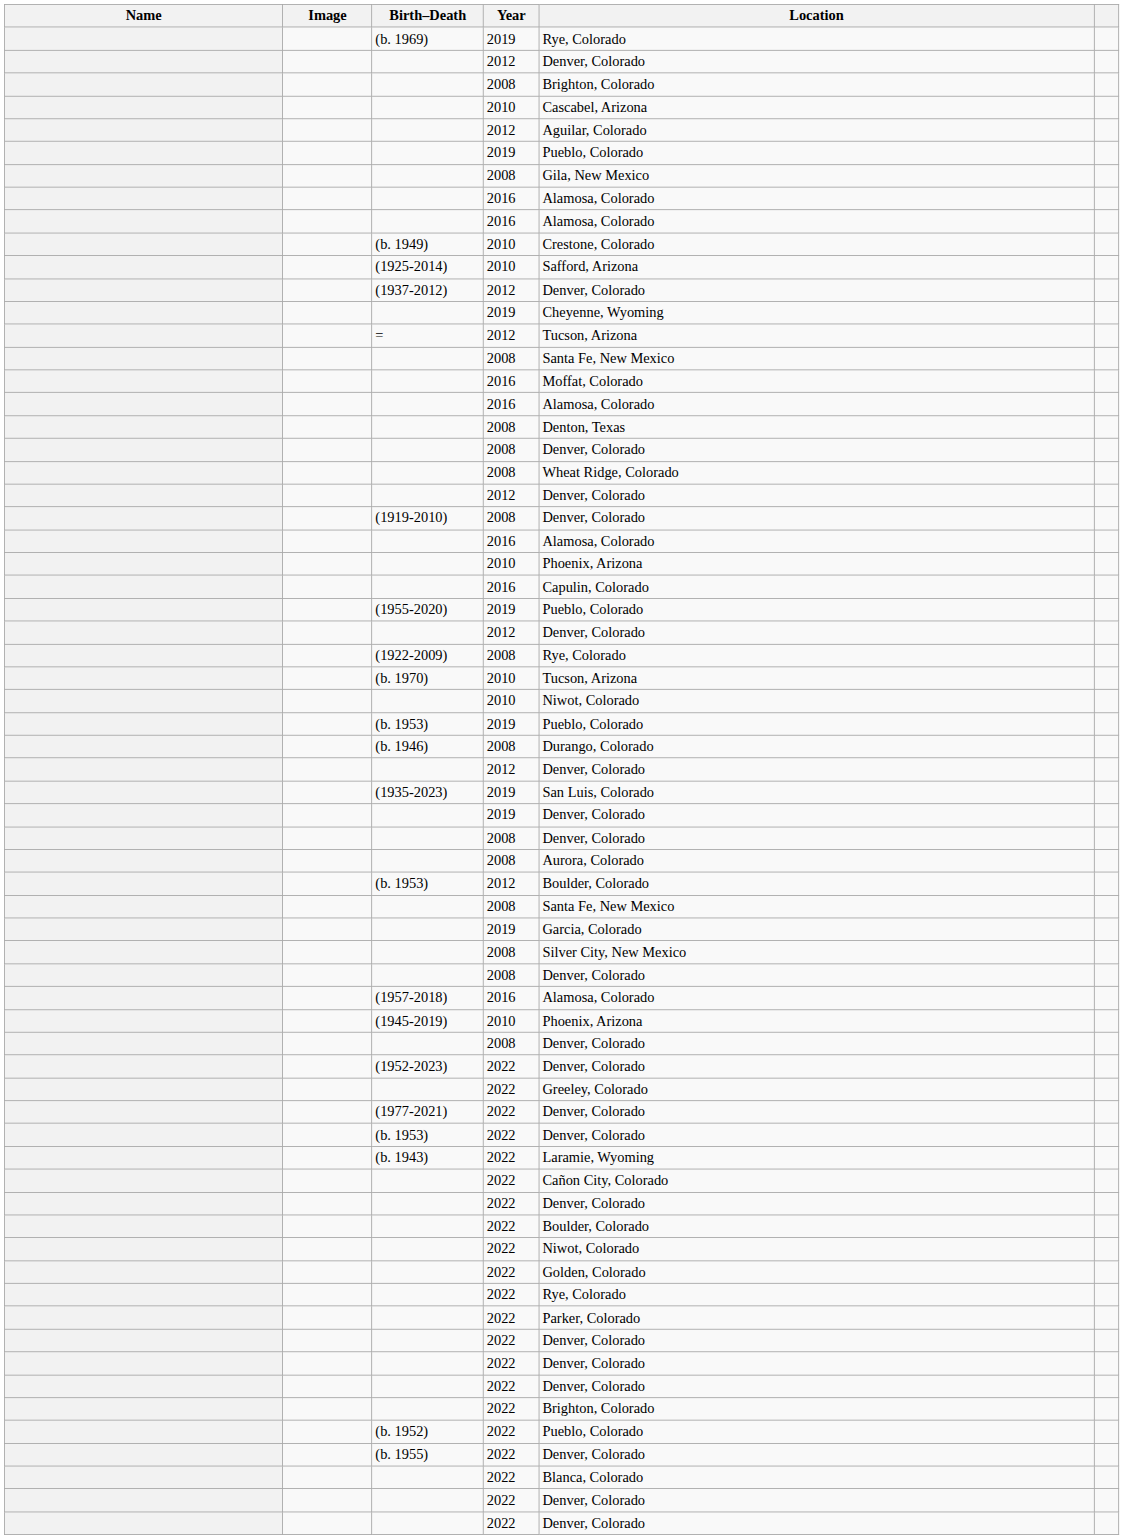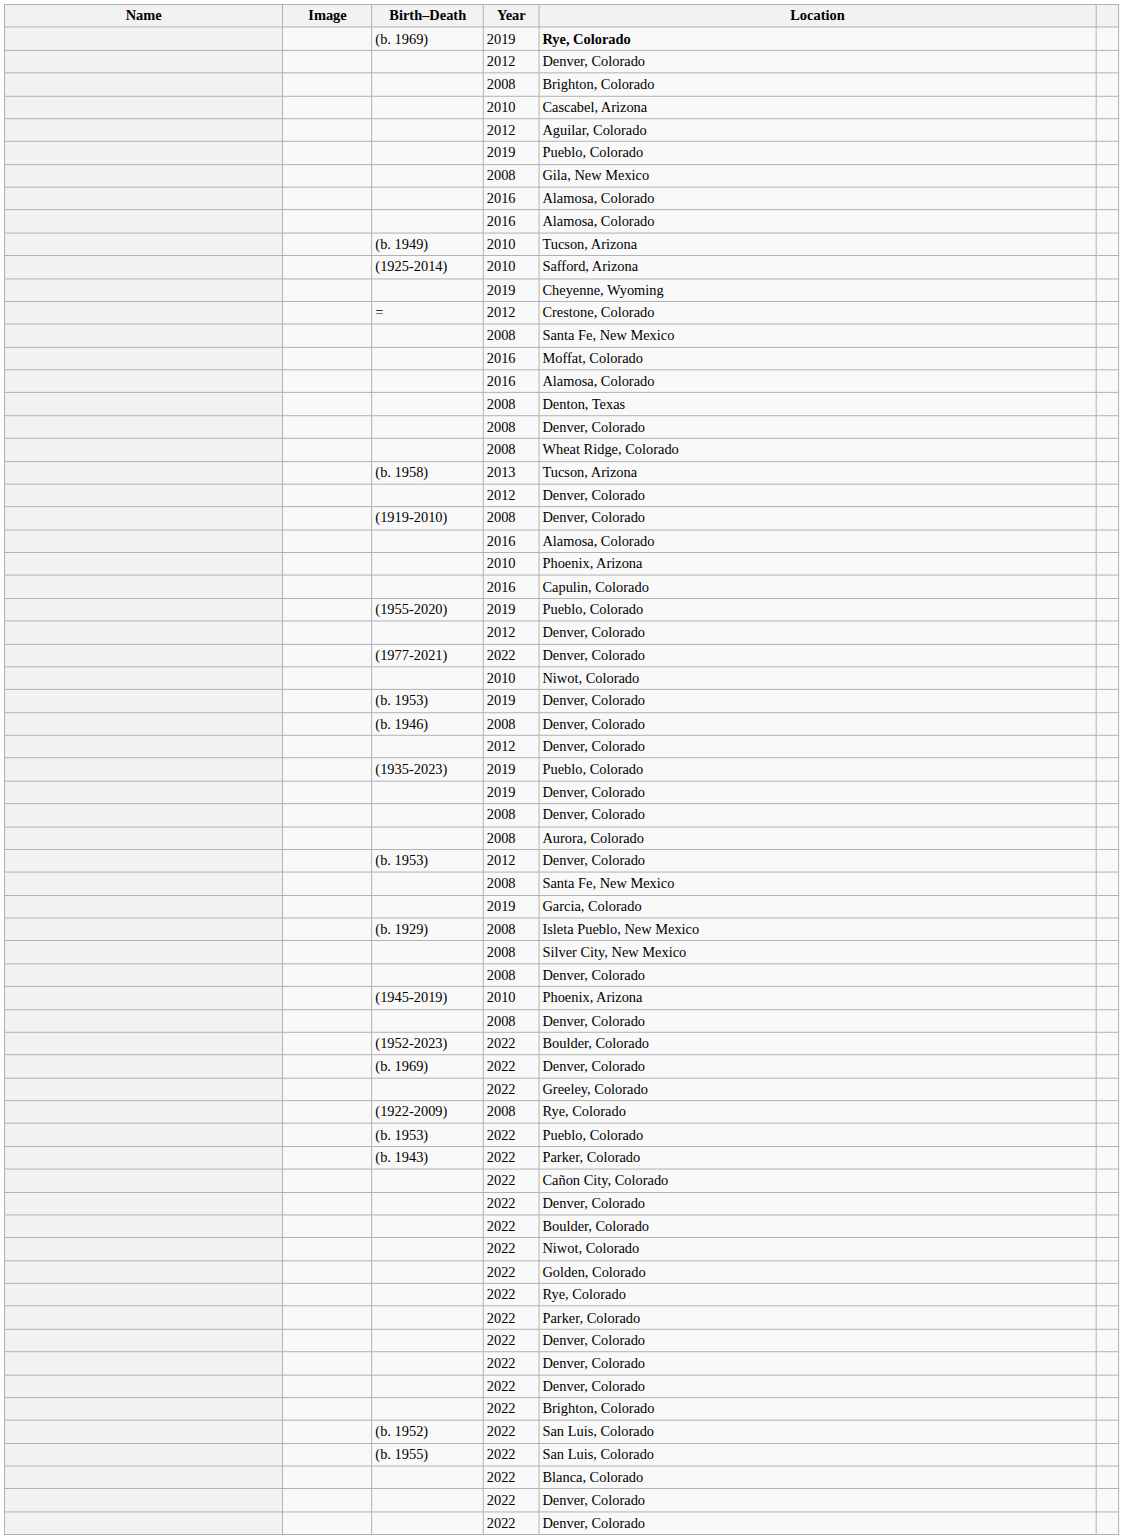(584, 38) normal -> (587, 38) bold
(598, 244) Crestone, Colorado -> (590, 244) Tucson, Arizona
- row: (411, 289)
(590, 335) Tucson, Arizona -> (598, 312) Crestone, Colorado
+ row: (402, 472)
rows swapped: (411, 655) <-> (411, 1112)
- row: (402, 678)
(593, 723) Pueblo, Colorado -> (594, 701) Denver, Colorado
(598, 746) Durango, Colorado -> (594, 723) Denver, Colorado
(598, 792) San Luis, Colorado -> (593, 769) Pueblo, Colorado
(596, 883) Boulder, Colorado -> (594, 860) Denver, Colorado
+ row: (402, 929)
- row: (411, 997)
(594, 1066) Denver, Colorado -> (596, 1043) Boulder, Colorado
+ row: (402, 1066)
(594, 1134) Denver, Colorado -> (593, 1134) Pueblo, Colorado
(598, 1157) Laramie, Wyoming -> (591, 1157) Parker, Colorado
(593, 1431) Pueblo, Colorado -> (598, 1431) San Luis, Colorado
(594, 1454) Denver, Colorado -> (598, 1454) San Luis, Colorado
